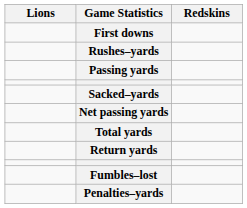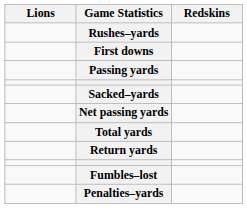rows swapped: (41, 33) <-> (41, 51)
